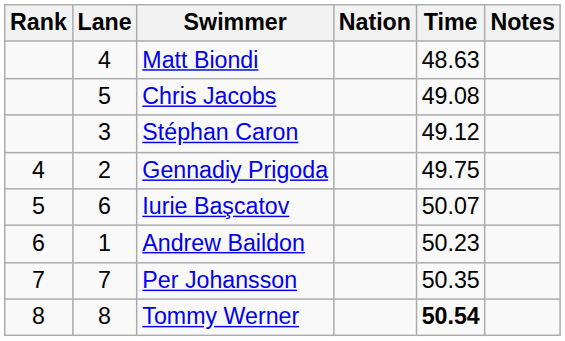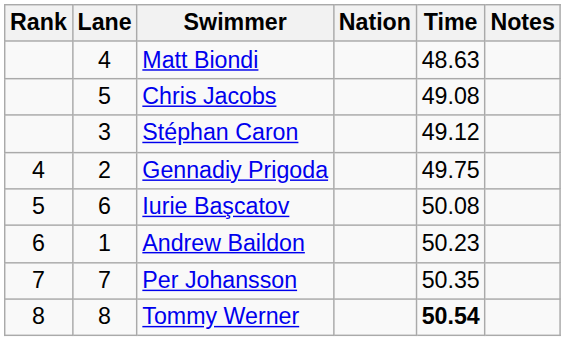(451, 206) 50.07 -> (451, 206) 50.08
